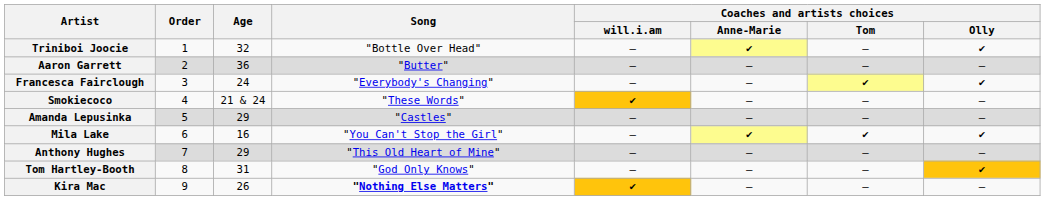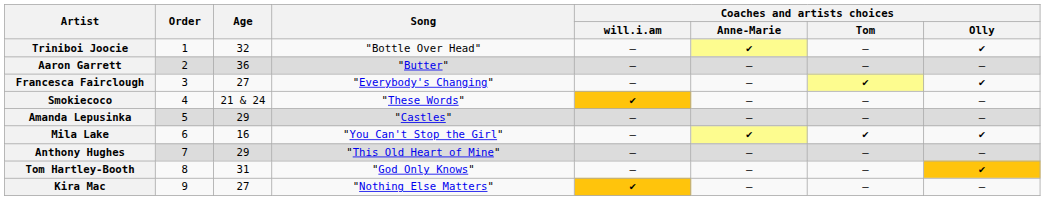(243, 83) 24 -> (243, 83) 27
(243, 187) 26 -> (243, 187) 27
(423, 187) bold -> (423, 187) normal
